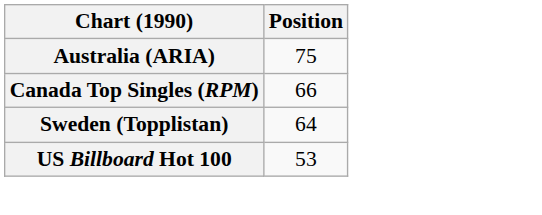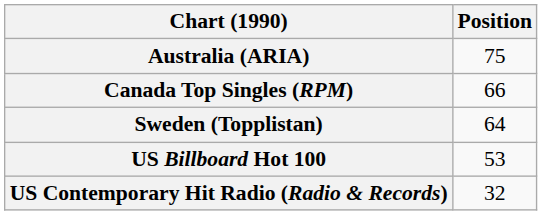+ row: (229, 192)
